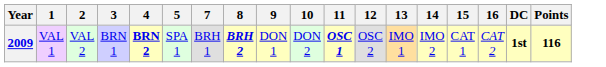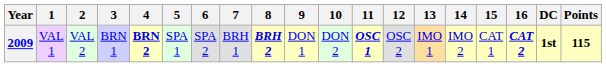+ column: (205, 14)
(492, 43) normal -> (521, 43) bold
(551, 43) 116 -> (581, 43) 115
